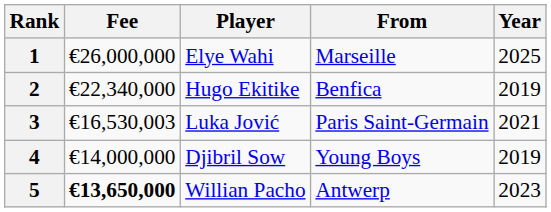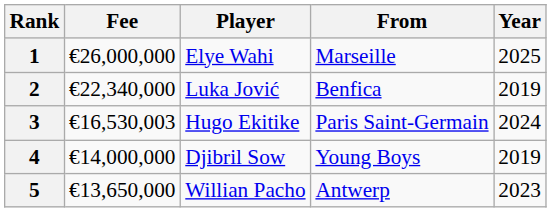(242, 88) Hugo Ekitike -> (232, 88) Luka Jović
(232, 122) Luka Jović -> (242, 122) Hugo Ekitike
(520, 122) 2021 -> (520, 122) 2024
(122, 190) bold -> (122, 190) normal
